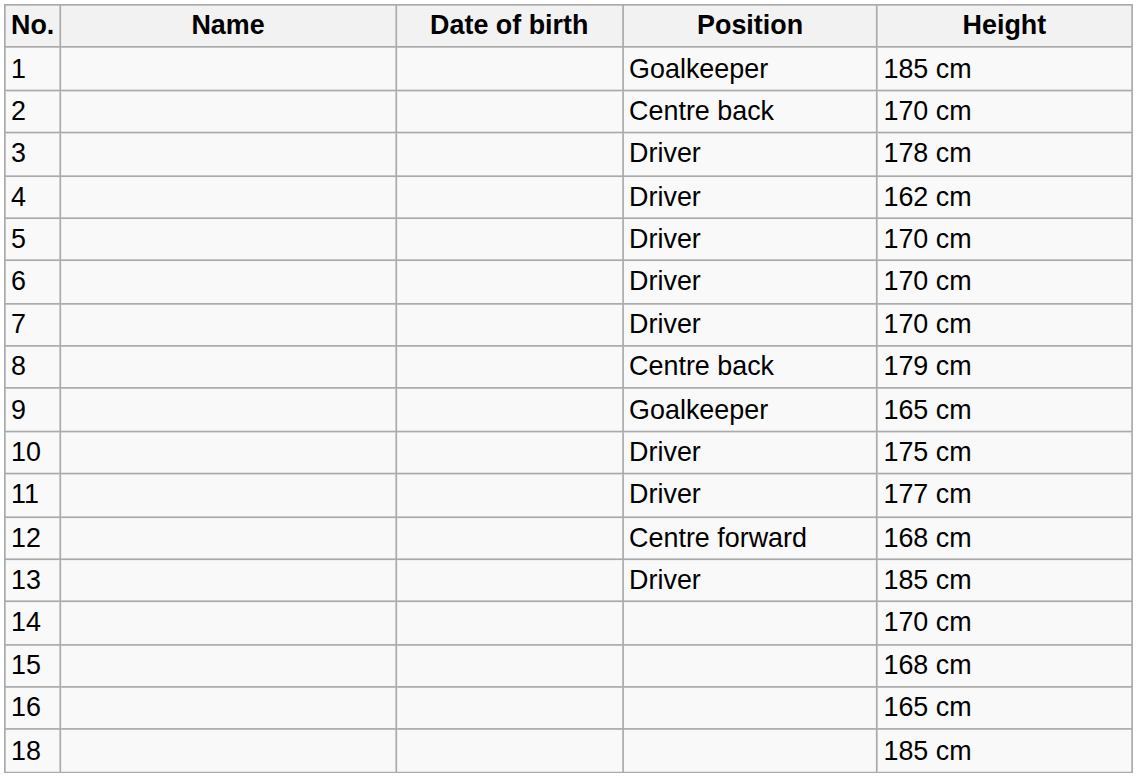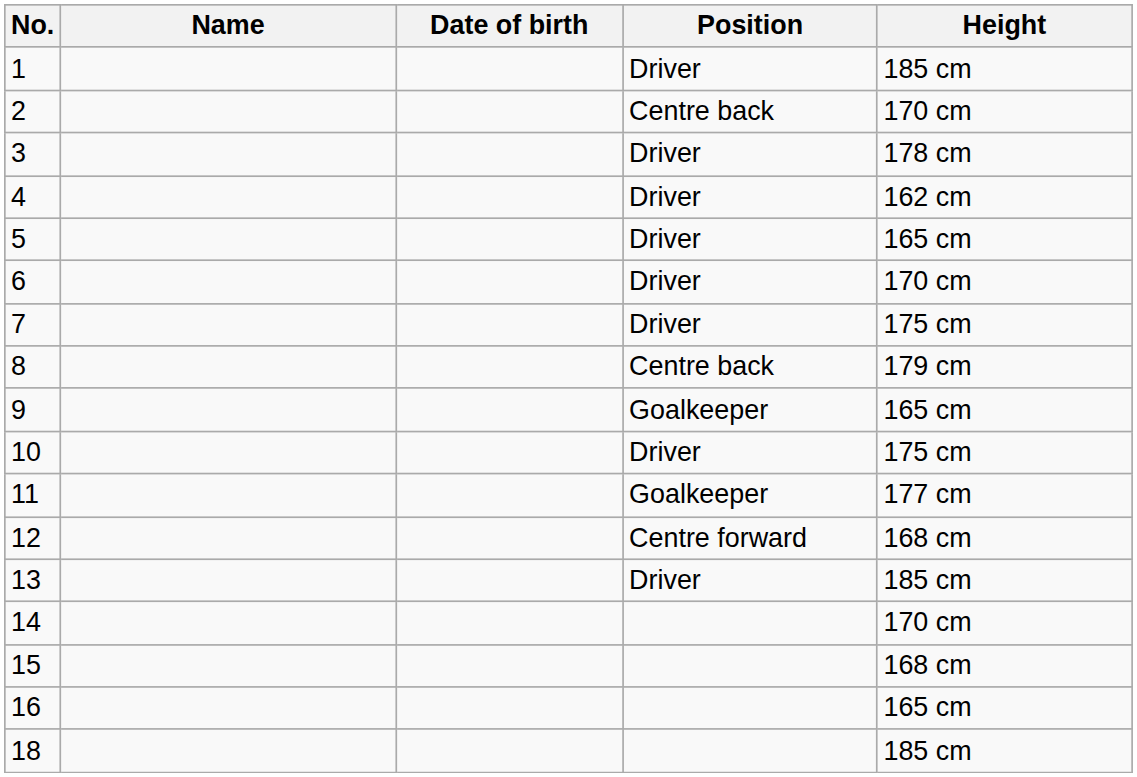(699, 68) Goalkeeper -> (665, 68) Driver
(928, 238) 170 cm -> (928, 238) 165 cm
(928, 324) 170 cm -> (928, 324) 175 cm
(665, 494) Driver -> (699, 494) Goalkeeper
